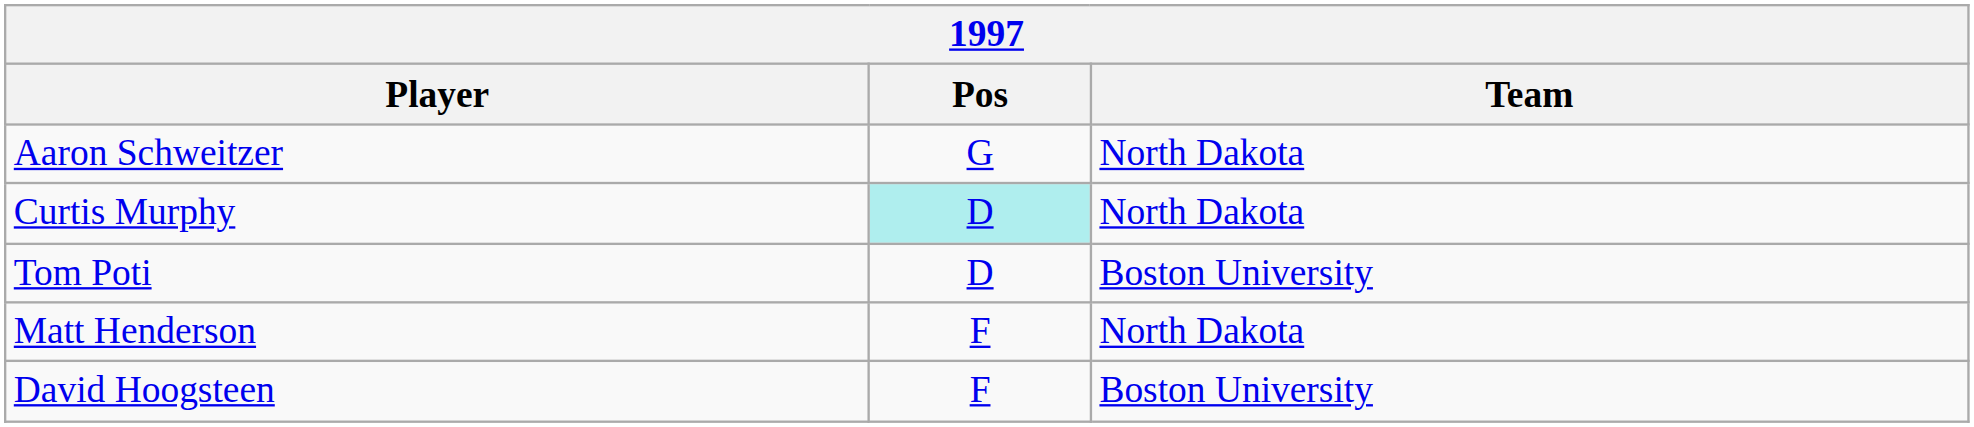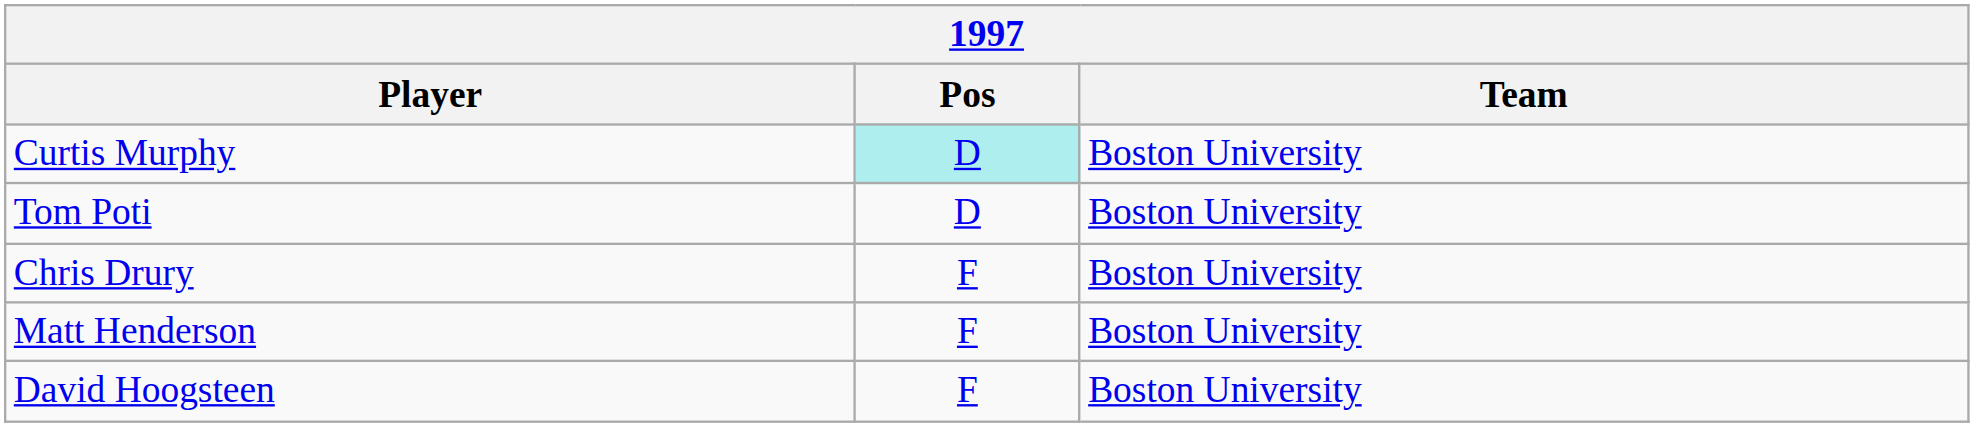- row: (148, 152)
(1202, 212) North Dakota -> (1225, 152) Boston University
+ row: (104, 271)
(1202, 331) North Dakota -> (1225, 331) Boston University
